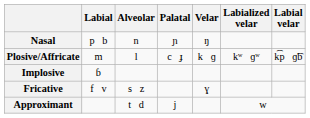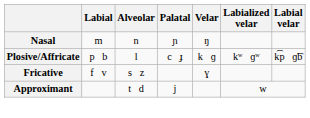(98, 40) p b -> (98, 40) m
(98, 56) m -> (98, 56) p b
- row: (43, 72)
